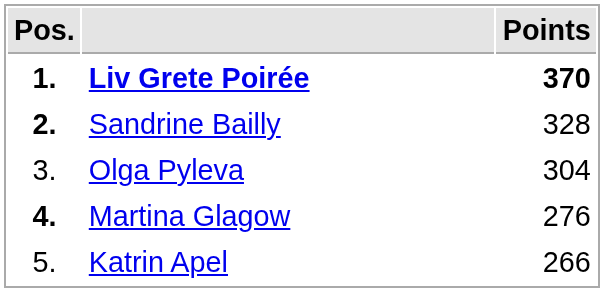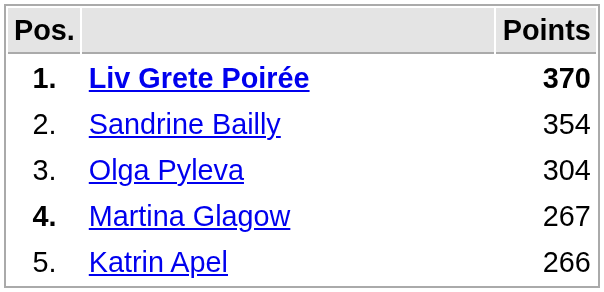(44, 124) bold -> (44, 124) normal
(567, 124) 328 -> (567, 124) 354
(567, 216) 276 -> (567, 216) 267
